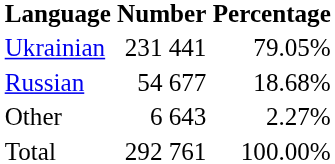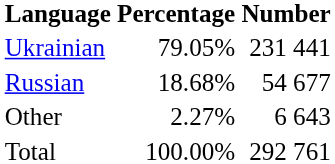columns swapped: (162, 13) <-> (272, 13)
